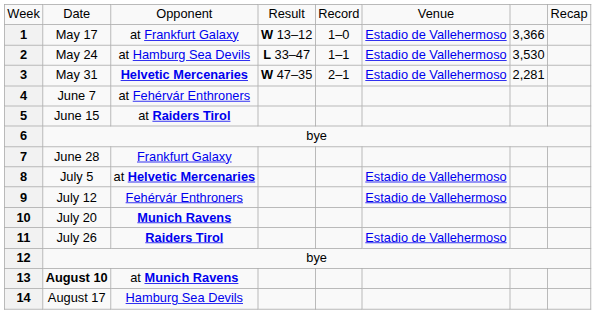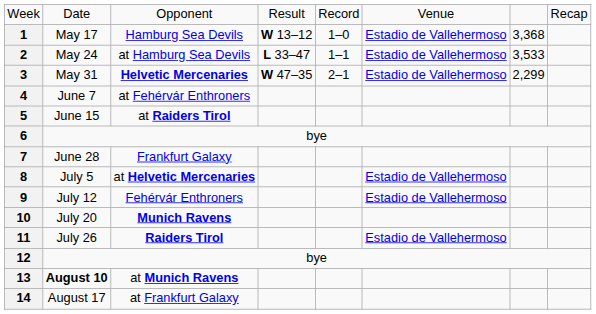(184, 34) at Frankfurt Galaxy -> (184, 34) Hamburg Sea Devils
(529, 34) 3,366 -> (529, 34) 3,368
(529, 55) 3,530 -> (529, 55) 3,533
(529, 75) 2,281 -> (529, 75) 2,299
(184, 298) Hamburg Sea Devils -> (184, 298) at Frankfurt Galaxy
